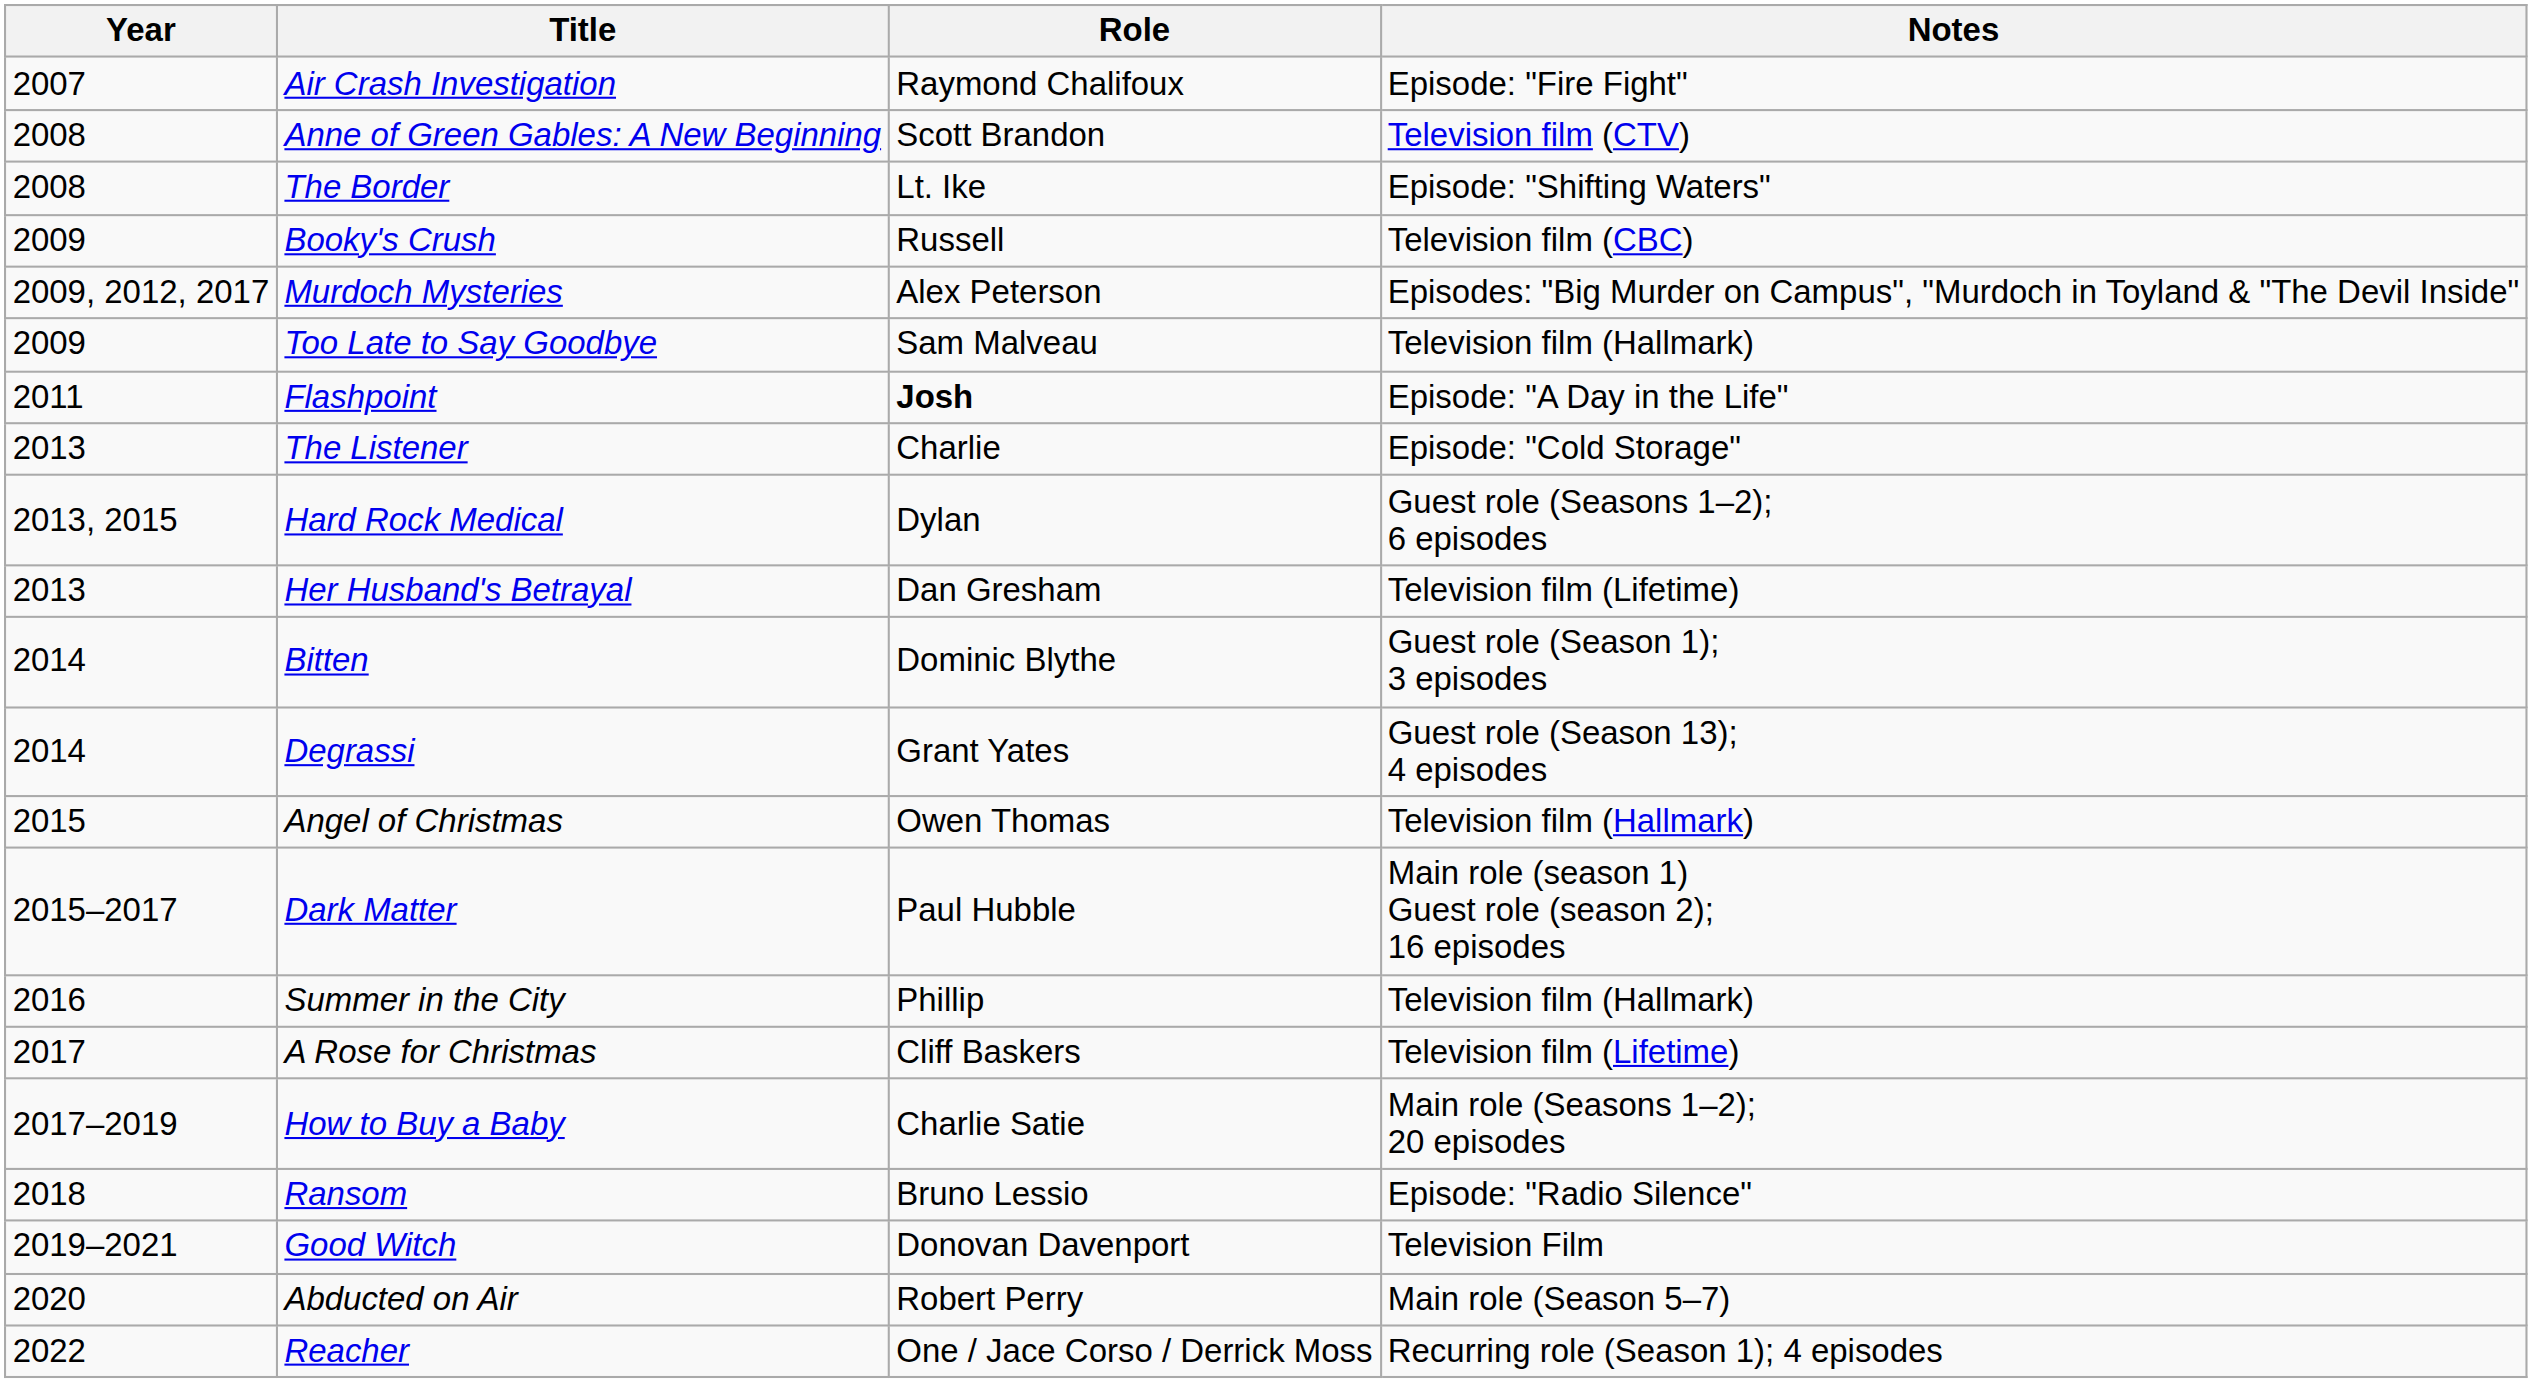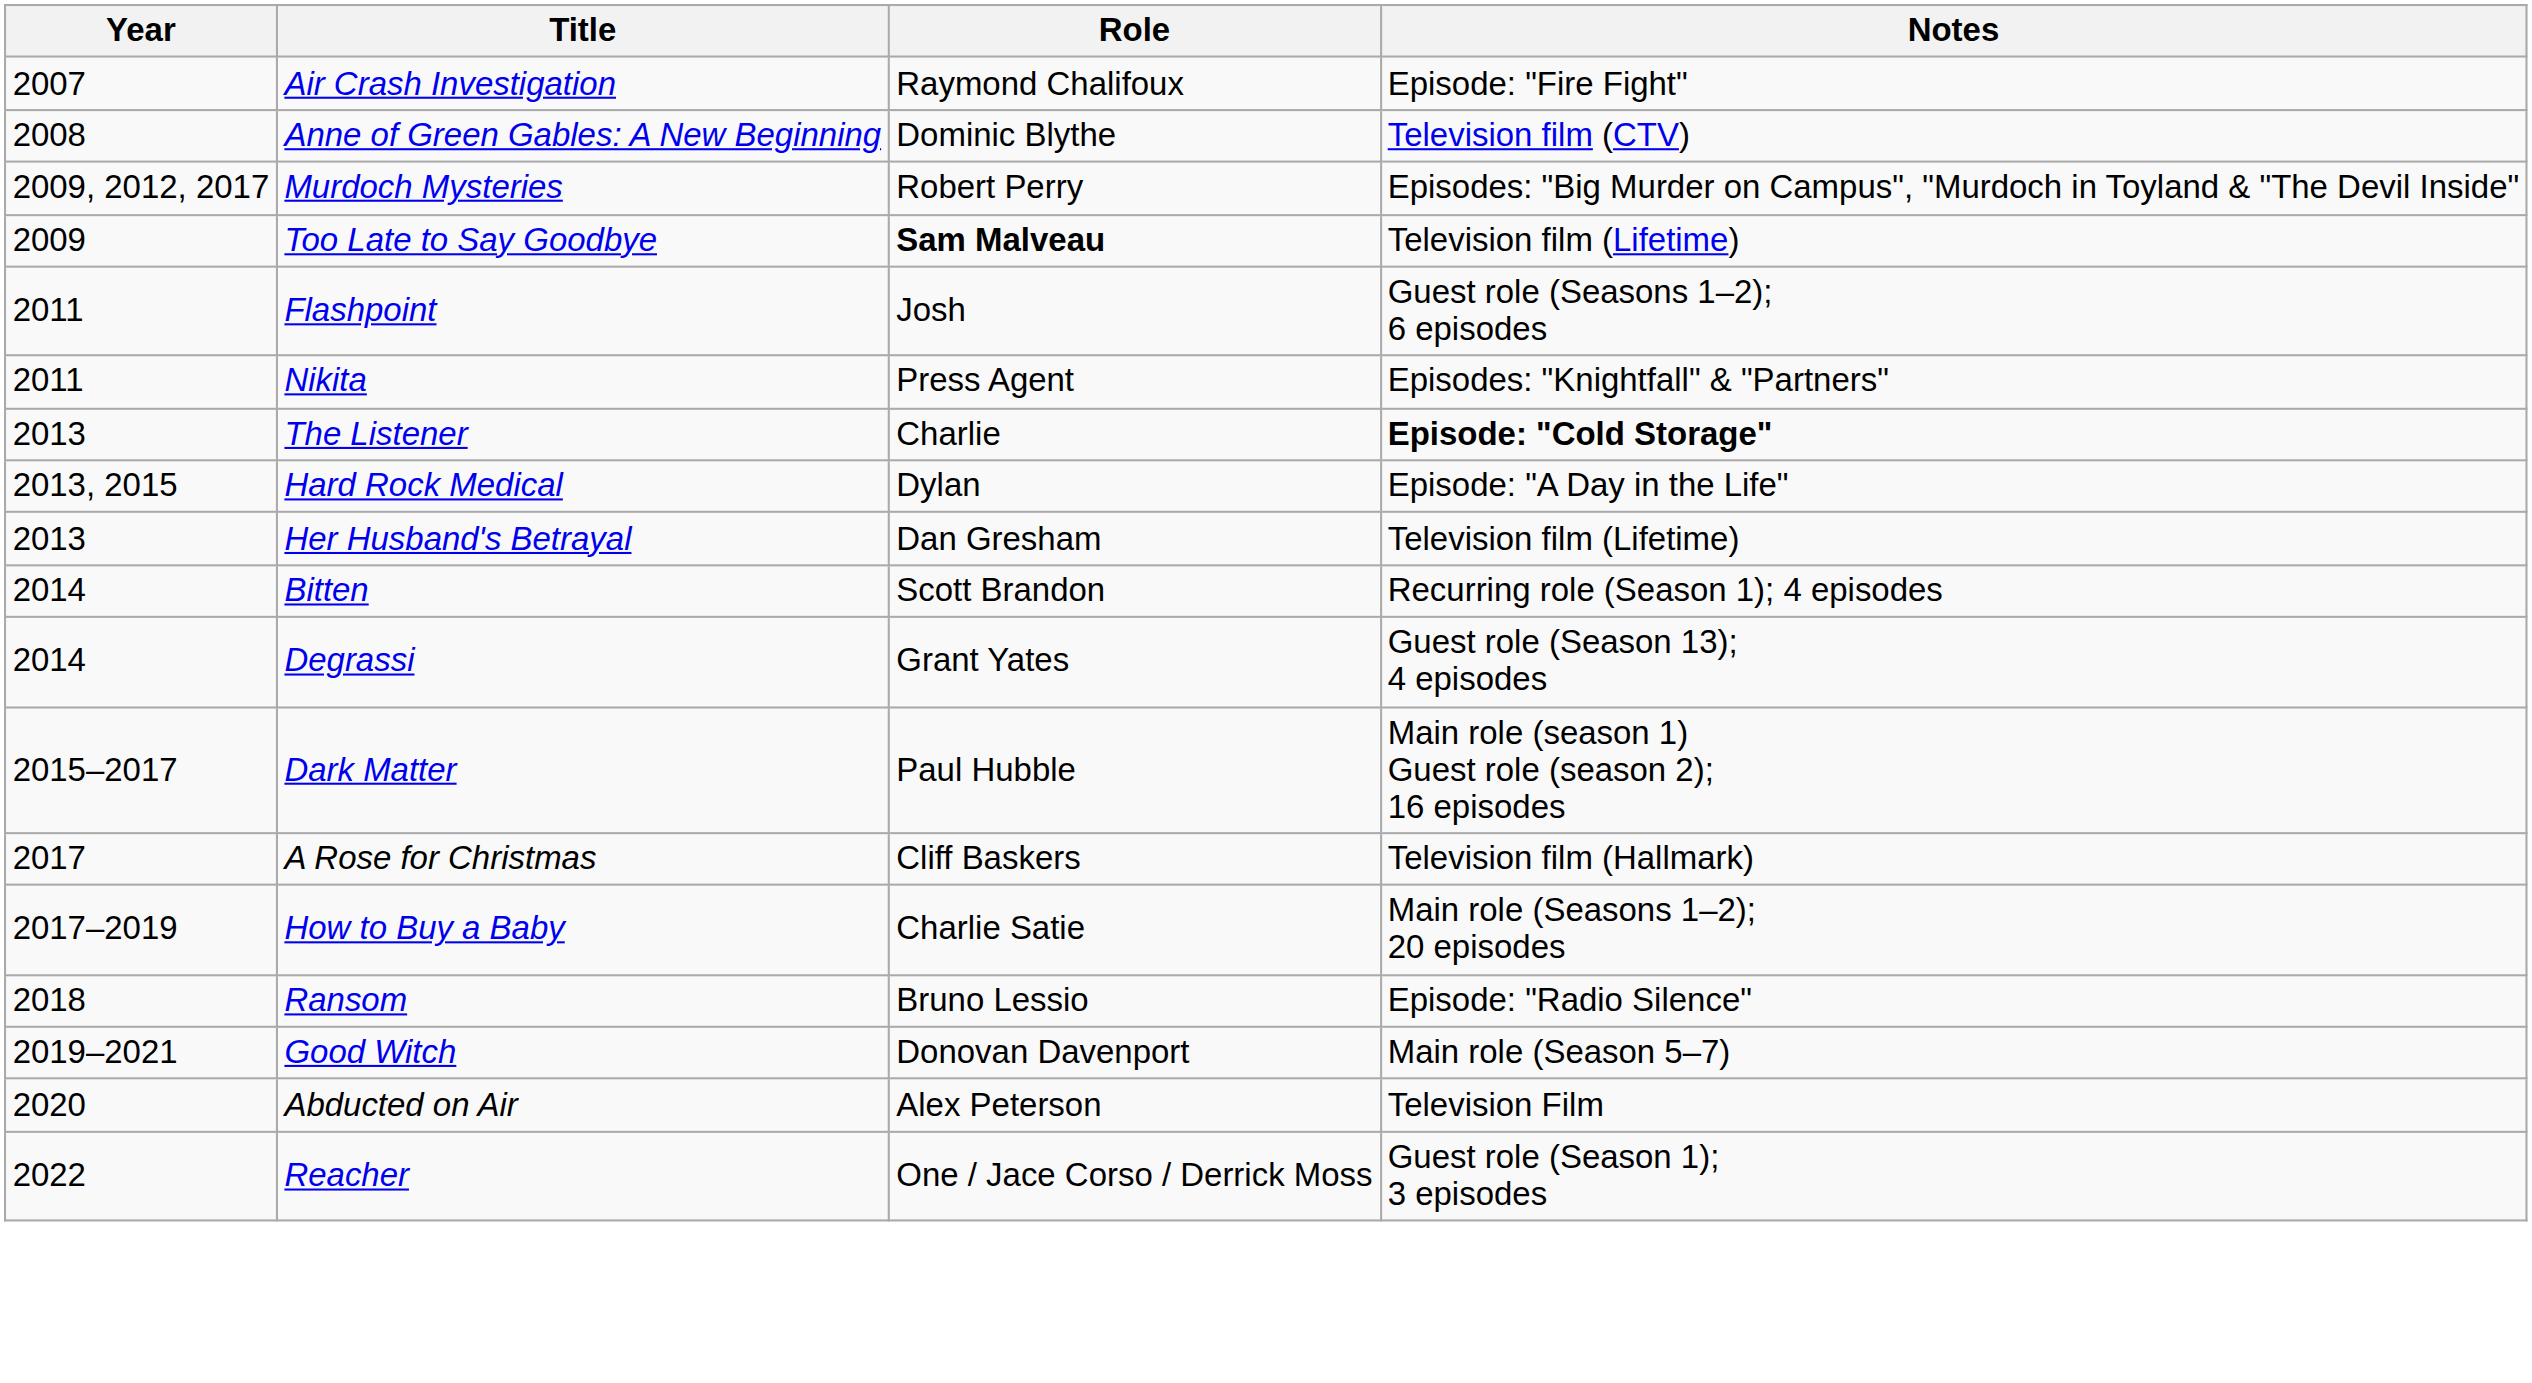(1001, 135) Scott Brandon -> (1006, 135) Dominic Blythe
- row: (367, 187)
- row: (390, 239)
(999, 291) Alex Peterson -> (990, 187) Robert Perry
(997, 344) normal -> (1001, 239) bold
(1571, 344) Television film (Hallmark) -> (1564, 239) Television film (Lifetime)
(935, 396) bold -> (931, 310) normal
(1588, 396) Episode: "A Day in the Life" -> (1580, 310) Guest role (Seasons 1–2); 6 episodes
+ row: (326, 381)
(1564, 448) normal -> (1580, 433) bold
(1580, 519) Guest role (Seasons 1–2); 6 episodes -> (1588, 485) Episode: "A Day in the Life"
(1006, 661) Dominic Blythe -> (1001, 590) Scott Brandon
(1554, 661) Guest role (Season 1); 3 episodes -> (1665, 590) Recurring role (Season 1); 4 episodes
- row: (424, 821)
- row: (425, 1000)
(1564, 1052) Television film (Lifetime) -> (1571, 858) Television film (Hallmark)
(1496, 1246) Television Film -> (1559, 1052) Main role (Season 5–7)
(990, 1298) Robert Perry -> (999, 1104) Alex Peterson
(1559, 1298) Main role (Season 5–7) -> (1496, 1104) Television Film
(1665, 1350) Recurring role (Season 1); 4 episodes -> (1554, 1175) Guest role (Season 1); 3 episodes
